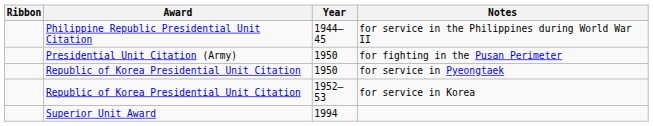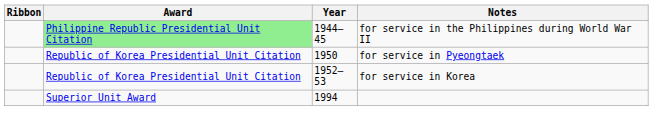(153, 34) no background -> (153, 34) lightgreen background
- row: (461, 55)
